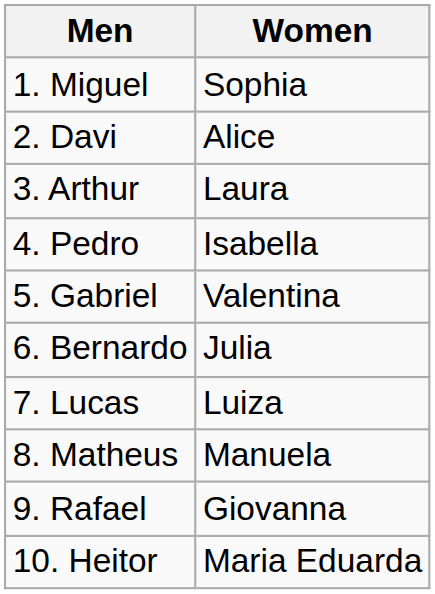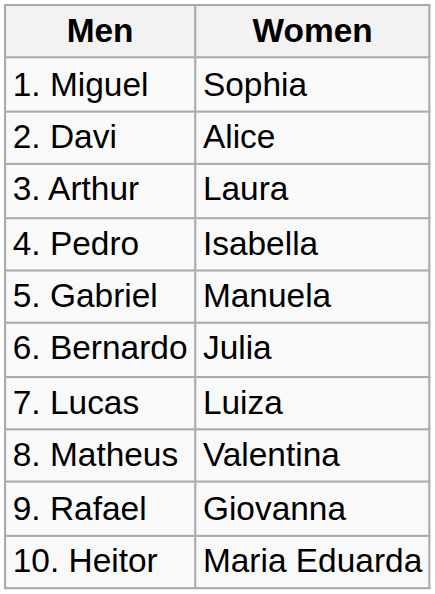(271, 296) Valentina -> (267, 296) Manuela
(267, 455) Manuela -> (271, 455) Valentina
